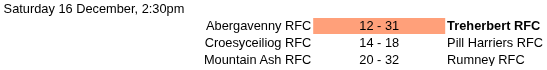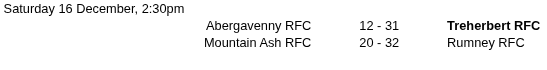(379, 26) lightsalmon background -> (379, 26) no background
- row: (258, 42)
